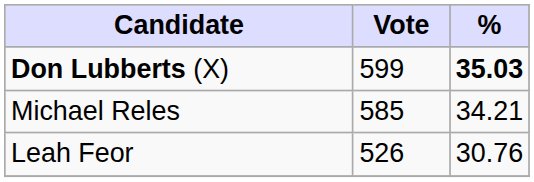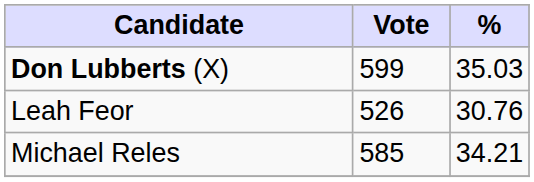(489, 68) bold -> (489, 68) normal
rows swapped: (95, 111) <-> (72, 153)
